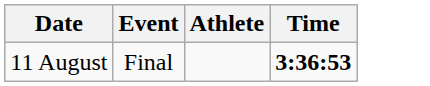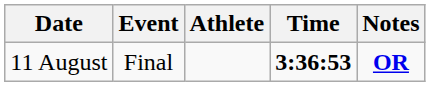+ column: (391, 23)
